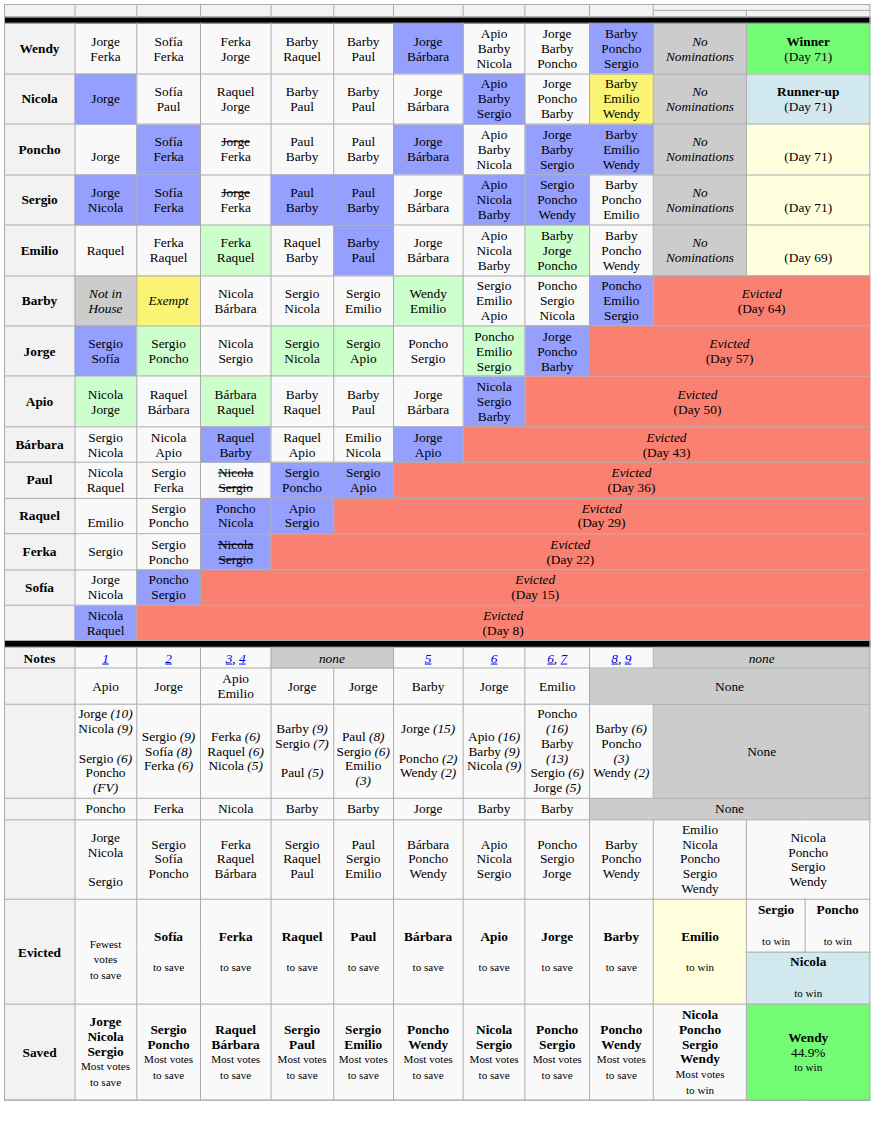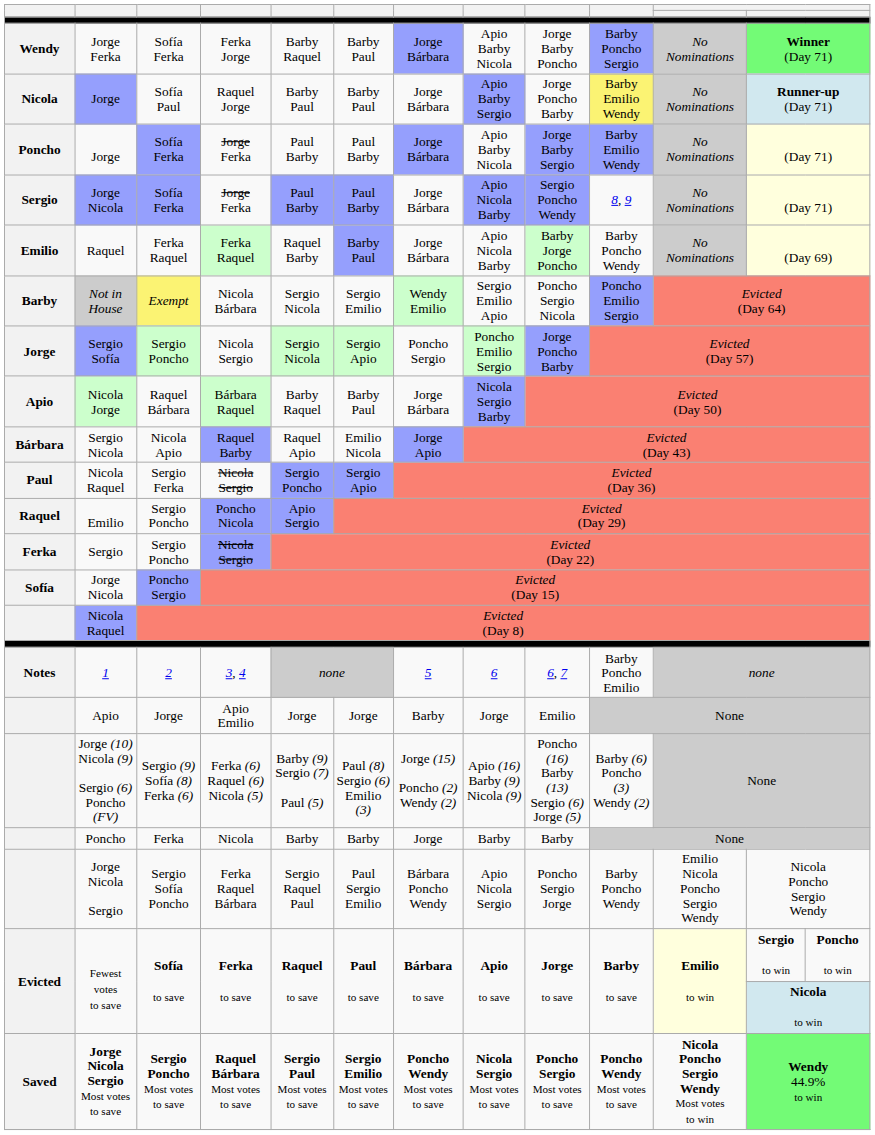(621, 199) Barby Poncho Emilio -> (621, 199) 8, 9
(621, 657) 8, 9 -> (621, 672) Barby Poncho Emilio
